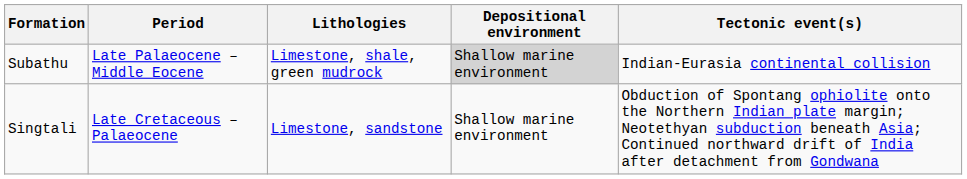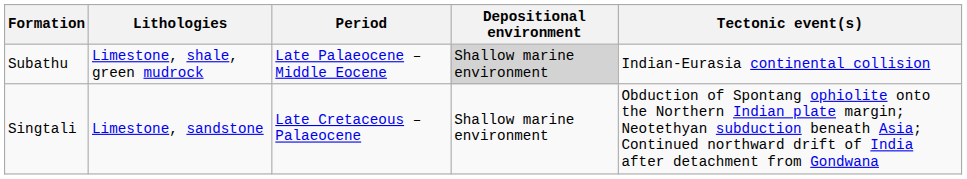columns swapped: (178, 24) <-> (359, 24)
